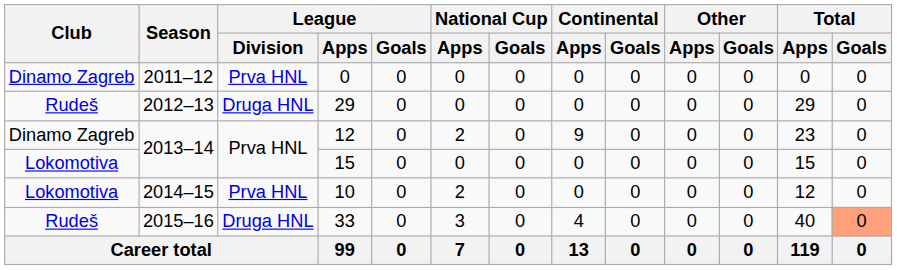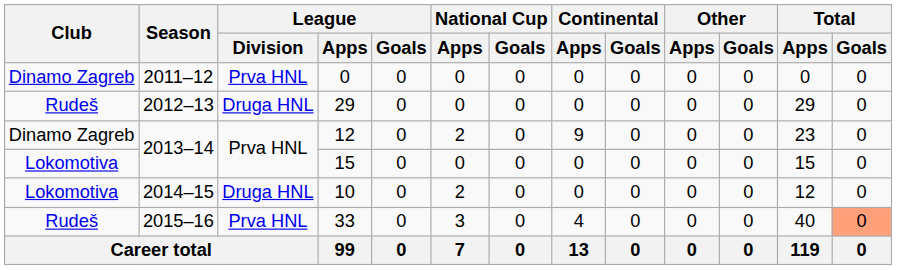(268, 192) Prva HNL -> (268, 192) Druga HNL
(268, 221) Druga HNL -> (268, 221) Prva HNL
